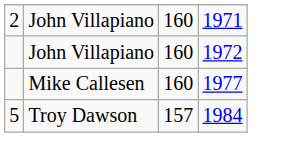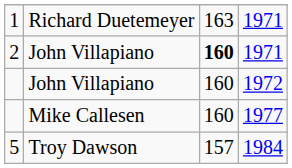+ row: (14, 20)
(178, 20) normal -> (219, 52) bold
